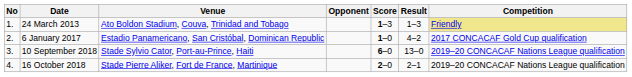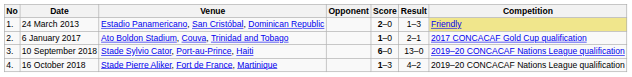(195, 24) Ato Boldon Stadium, Couva, Trinidad and Tobago -> (213, 24) Estadio Panamericano, San Cristóbal, Dominican Republic
(385, 24) 1–3 -> (385, 24) 2–0
(213, 38) Estadio Panamericano, San Cristóbal, Dominican Republic -> (195, 38) Ato Boldon Stadium, Couva, Trinidad and Tobago
(414, 38) 4–2 -> (414, 38) 2–1
(385, 65) 2–0 -> (385, 65) 1–3
(414, 65) 2–1 -> (414, 65) 4–2
